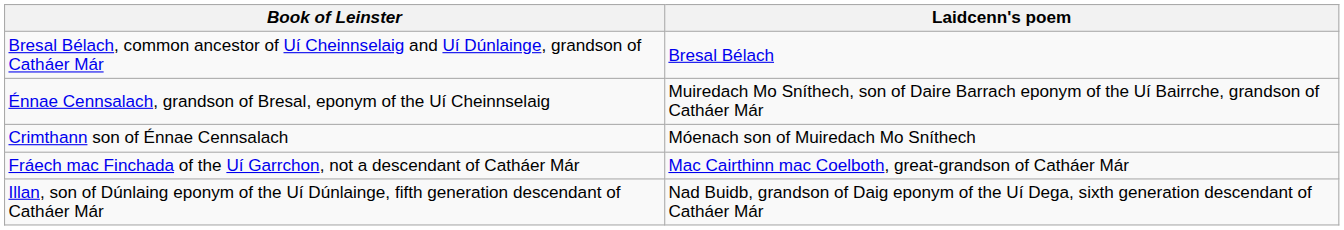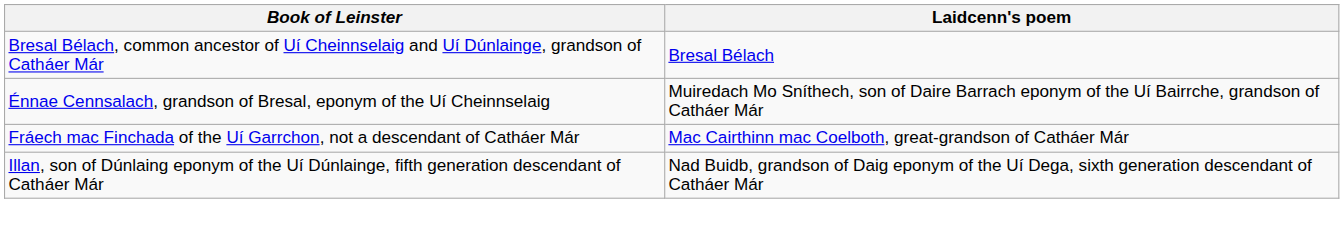- row: (148, 138)
